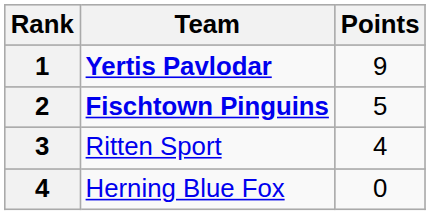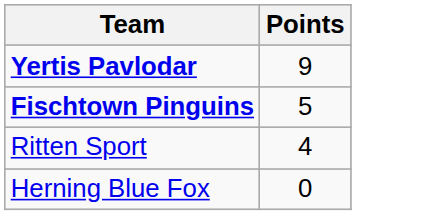- column: (42, 24)
